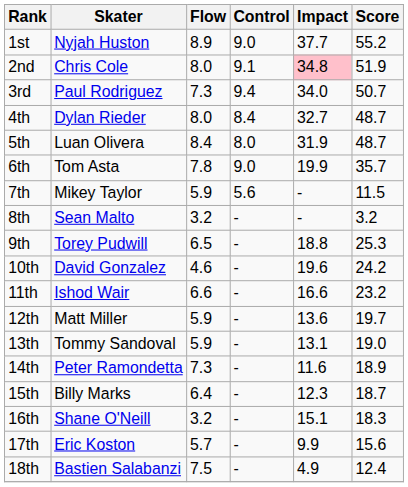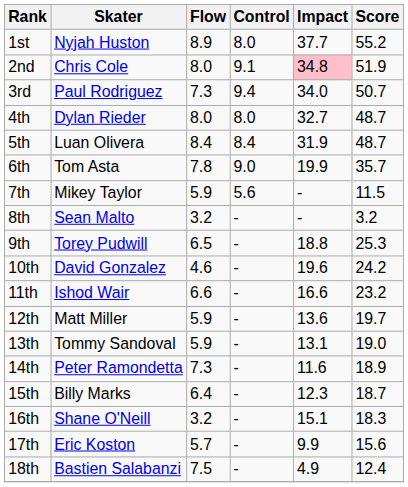(244, 42) 9.0 -> (244, 42) 8.0
(244, 117) 8.4 -> (244, 117) 8.0
(244, 142) 8.0 -> (244, 142) 8.4
